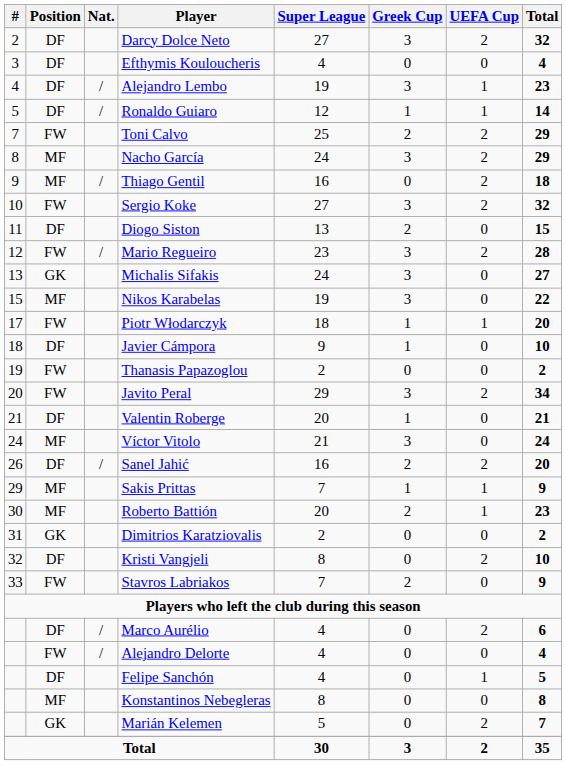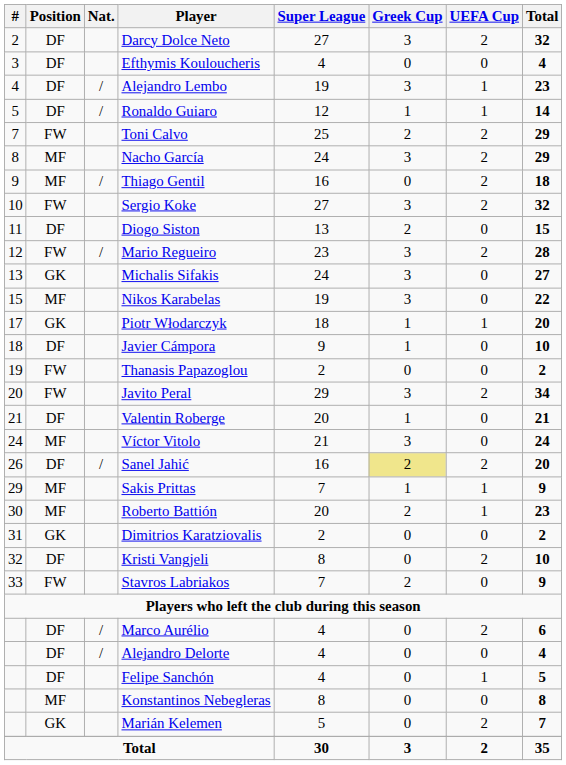(55, 323) FW -> (55, 323) GK
(407, 464) no background -> (407, 464) khaki background
(55, 653) FW -> (55, 653) DF
